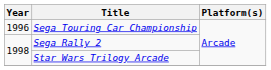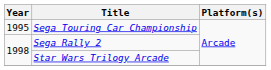(18, 27) 1996 -> (18, 27) 1995
